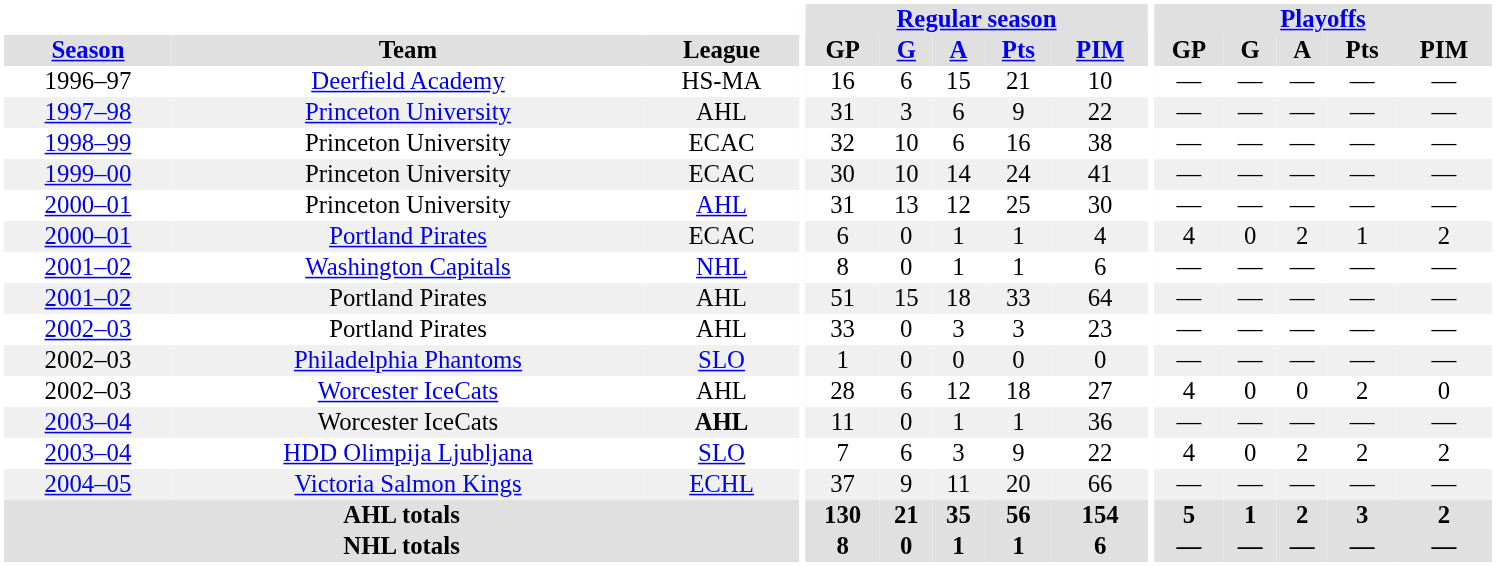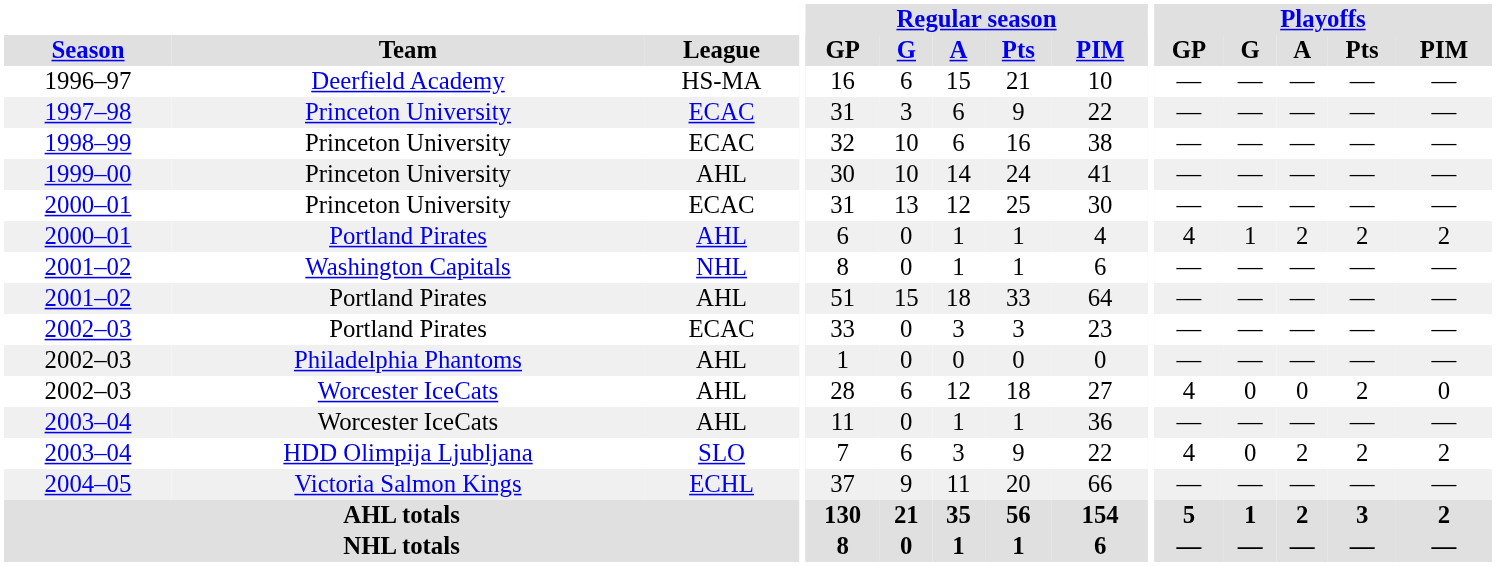(722, 112) AHL -> (722, 112) ECAC
(722, 174) ECAC -> (722, 174) AHL
(722, 205) AHL -> (722, 205) ECAC
(722, 236) ECAC -> (722, 236) AHL
(1250, 236) 0 -> (1250, 236) 1
(1362, 236) 1 -> (1362, 236) 2
(722, 329) AHL -> (722, 329) ECAC
(722, 360) SLO -> (722, 360) AHL
(722, 422) bold -> (722, 422) normal
